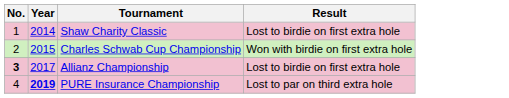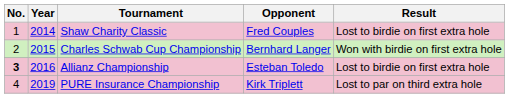+ column: (289, 13)
(43, 67) 2017 -> (43, 67) 2016
(43, 85) bold -> (43, 85) normal
